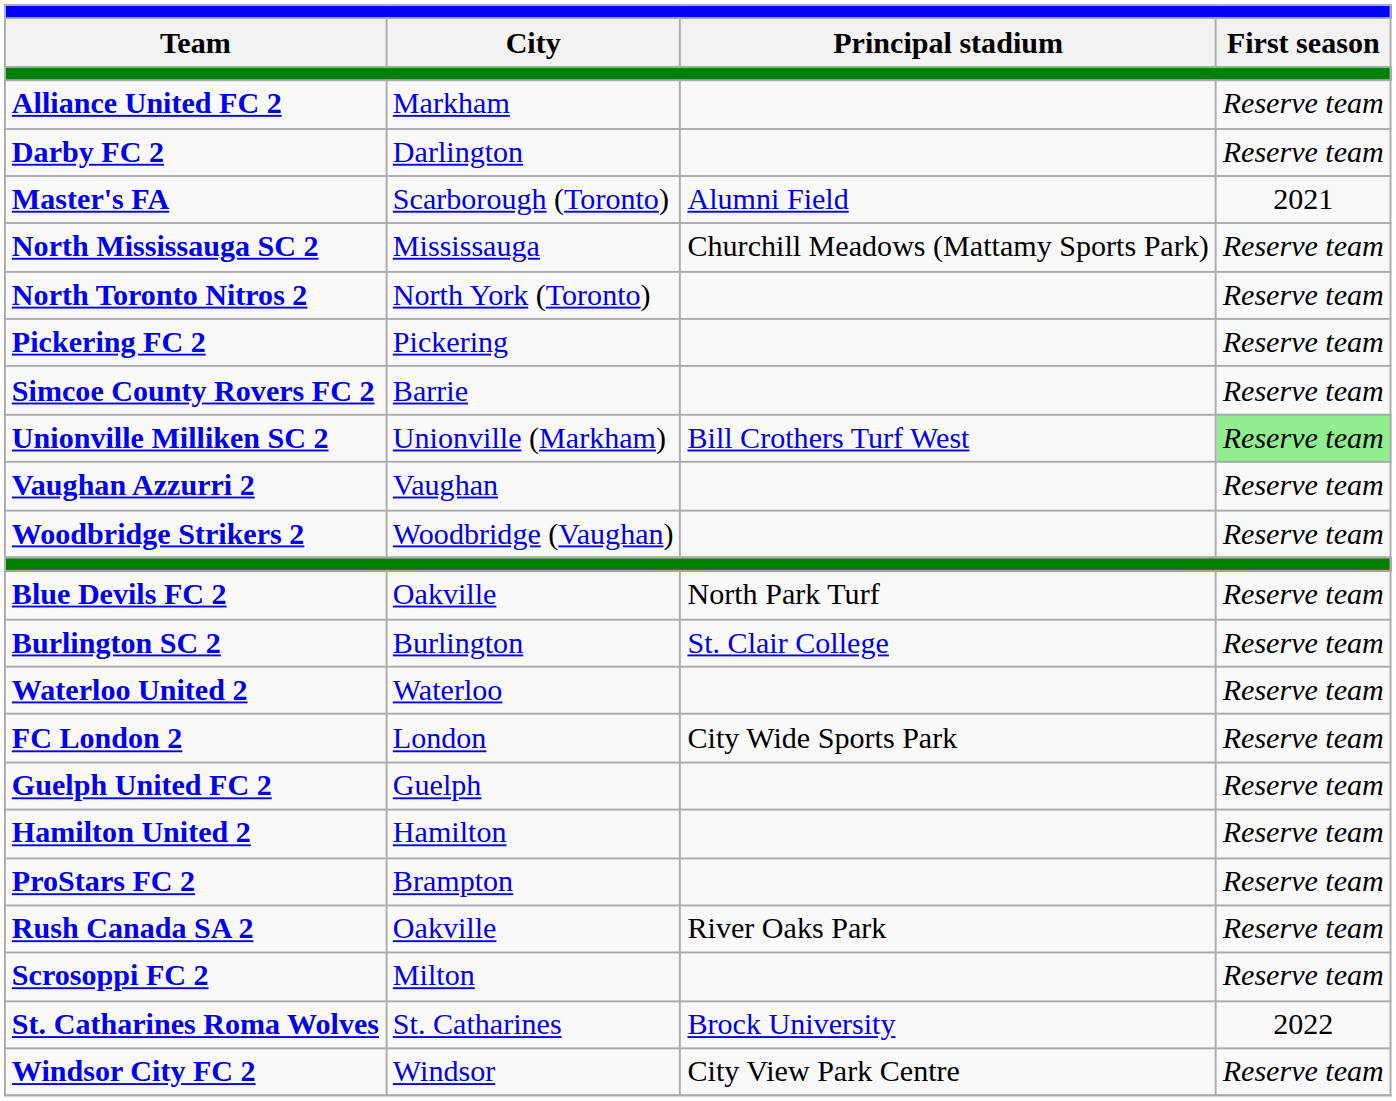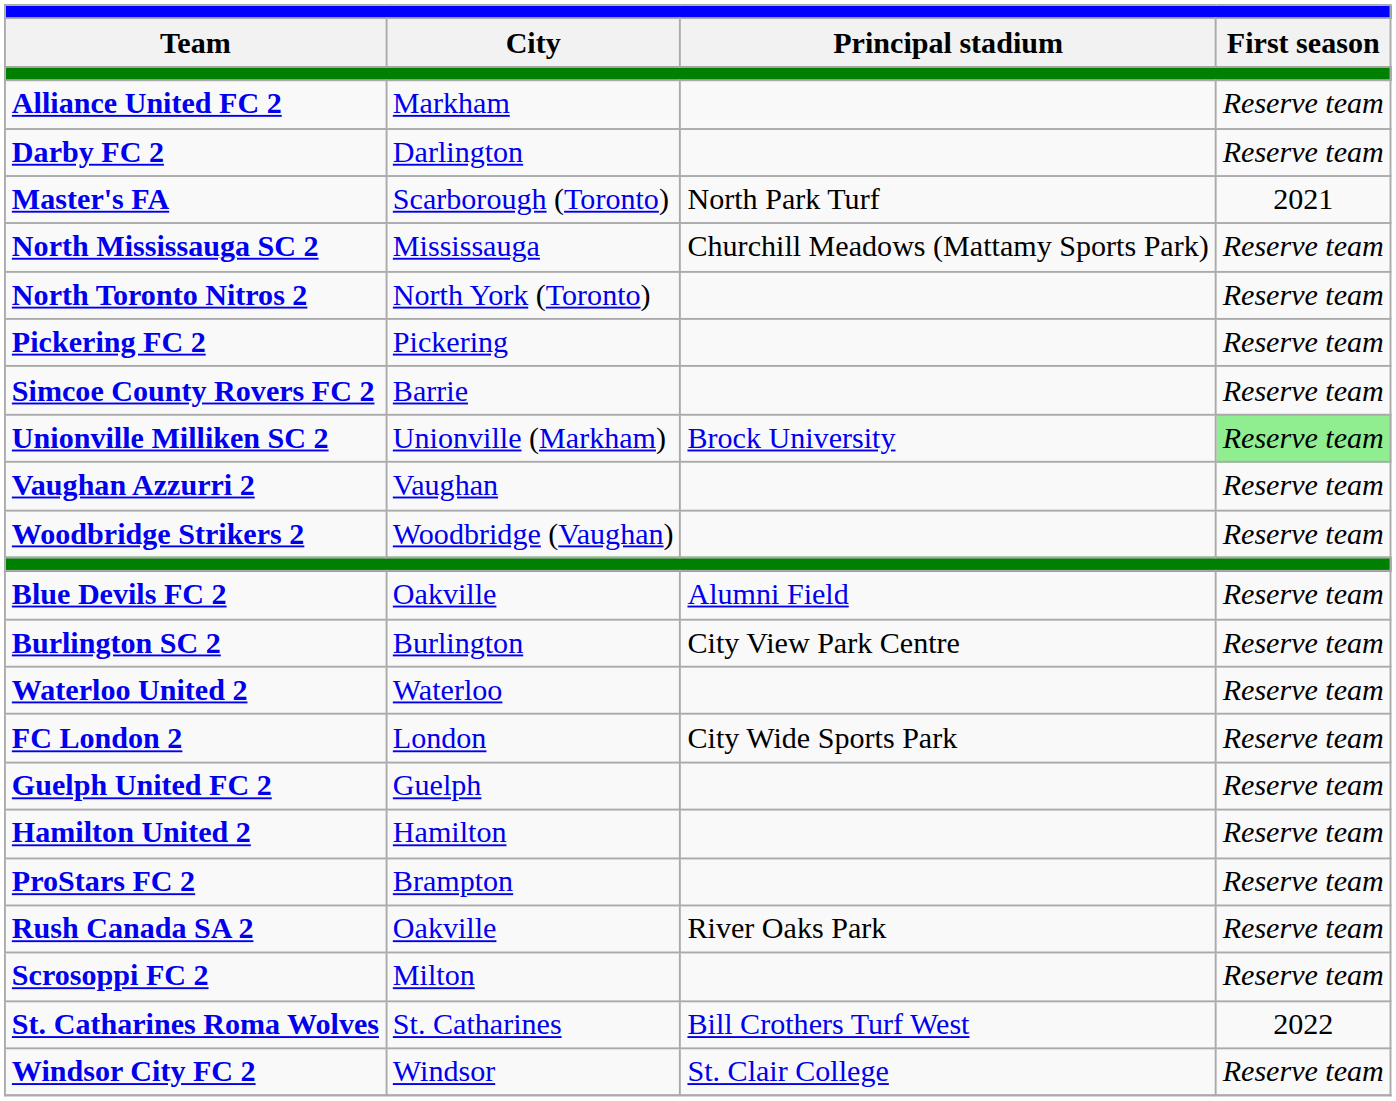(768, 199) Alumni Field -> (784, 199) North Park Turf
(828, 437) Bill Crothers Turf West -> (791, 437) Brock University
(784, 594) North Park Turf -> (768, 594) Alumni Field
(788, 642) St. Clair College -> (824, 642) City View Park Centre
(791, 1024) Brock University -> (828, 1024) Bill Crothers Turf West
(824, 1071) City View Park Centre -> (788, 1071) St. Clair College
